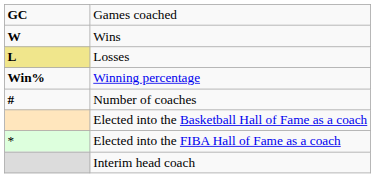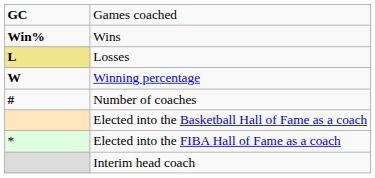(14, 36) W -> (26, 36) Win%
(26, 78) Win% -> (14, 78) W
